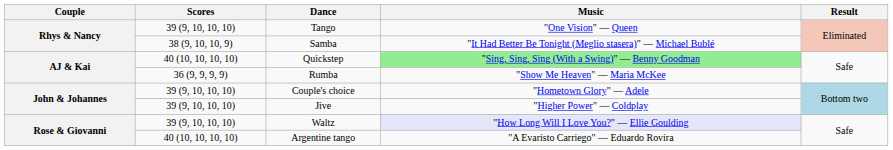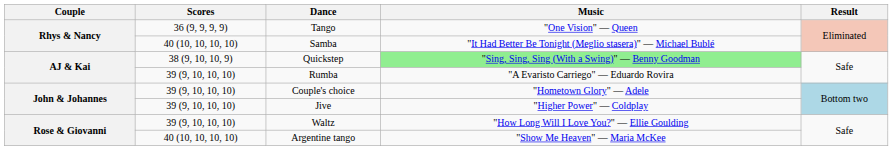(201, 28) 39 (9, 10, 10, 10) -> (201, 28) 36 (9, 9, 9, 9)
(201, 43) 38 (9, 10, 10, 9) -> (201, 43) 40 (10, 10, 10, 10)
(201, 59) 40 (10, 10, 10, 10) -> (201, 59) 38 (9, 10, 10, 9)
(201, 75) 36 (9, 9, 9, 9) -> (201, 75) 39 (9, 10, 10, 10)
(591, 75) "Show Me Heaven" — Maria McKee -> (591, 75) "A Evaristo Carriego" — Eduardo Rovira
(591, 122) lavender background -> (591, 122) no background
(591, 138) "A Evaristo Carriego" — Eduardo Rovira -> (591, 138) "Show Me Heaven" — Maria McKee
